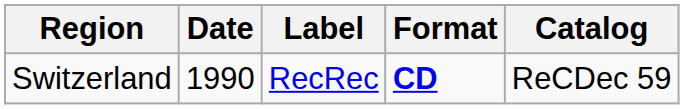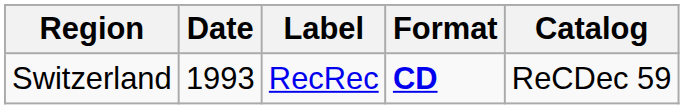(220, 77) 1990 -> (220, 77) 1993
